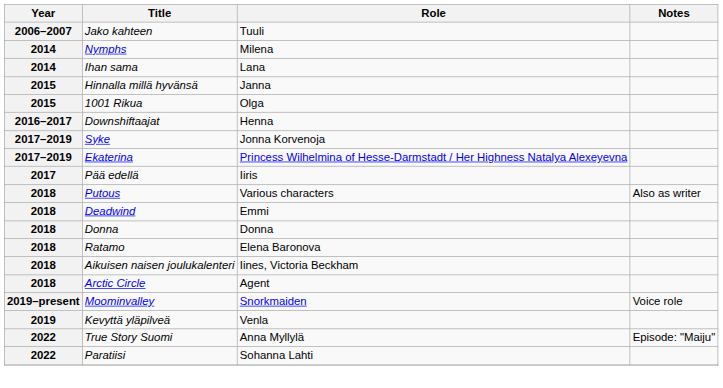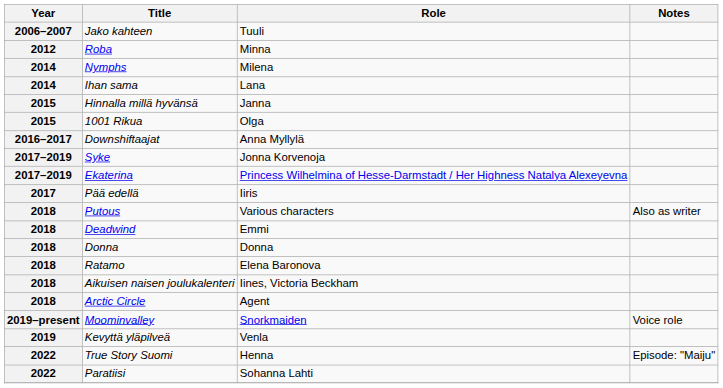+ row: (98, 49)
(256, 121) Henna -> (272, 139) Anna Myllylä
(272, 337) Anna Myllylä -> (256, 355) Henna
